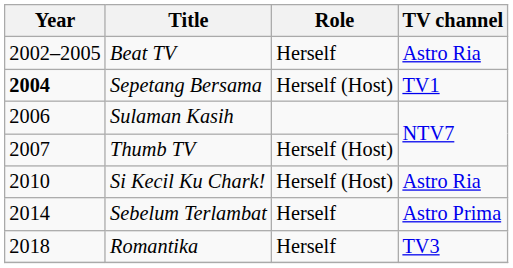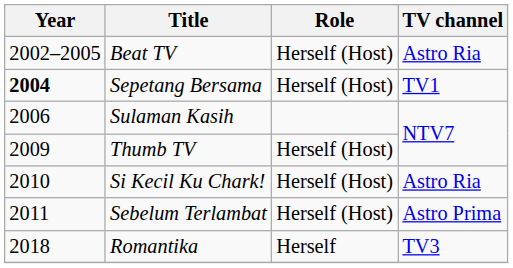(306, 52) Herself -> (335, 52) Herself (Host)
(30, 149) 2007 -> (30, 149) 2009
(30, 213) 2014 -> (29, 213) 2011
(306, 213) Herself -> (335, 213) Herself (Host)
